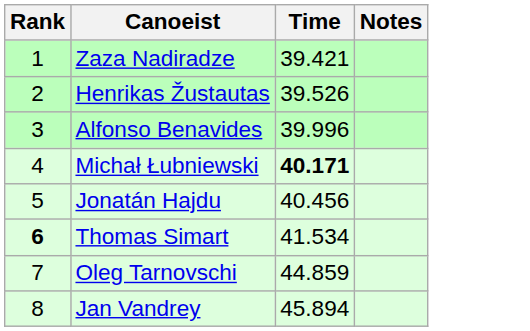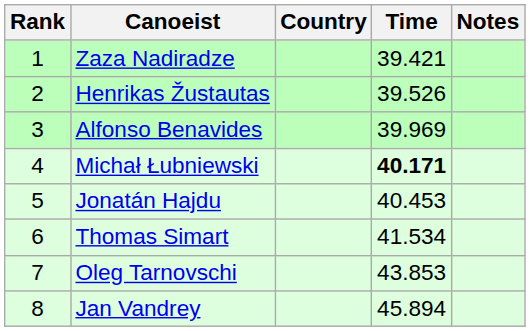+ column: (323, 22)
(315, 129) 39.996 -> (412, 129) 39.969
(315, 201) 40.456 -> (412, 201) 40.453
(37, 237) bold -> (37, 237) normal
(315, 272) 44.859 -> (412, 272) 43.853
